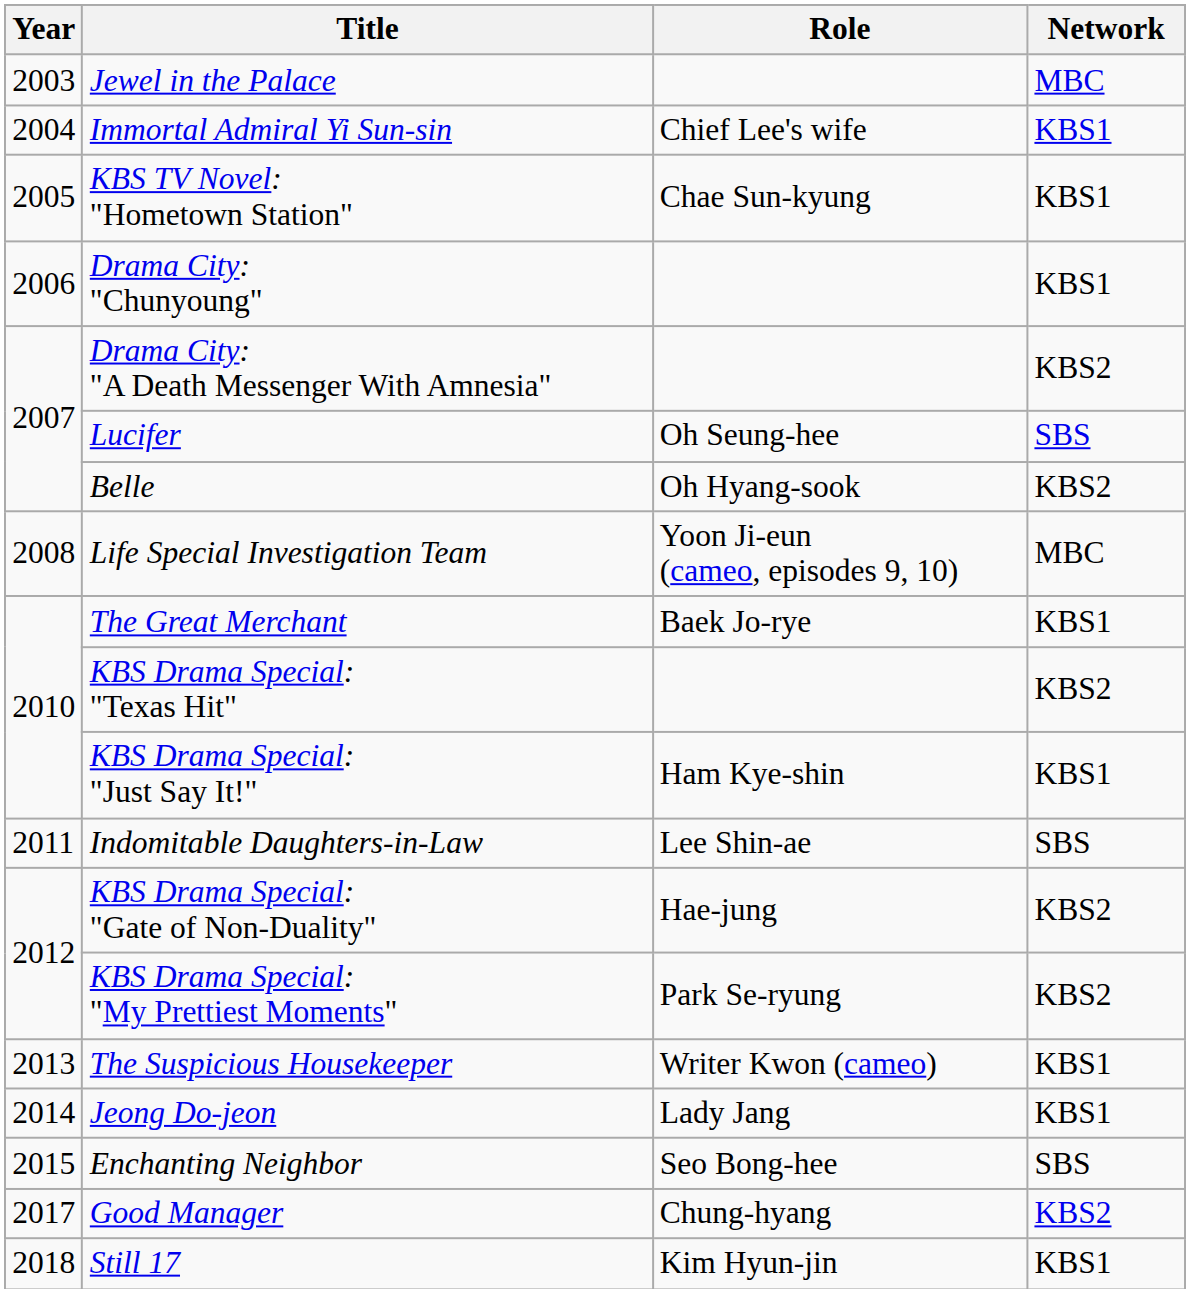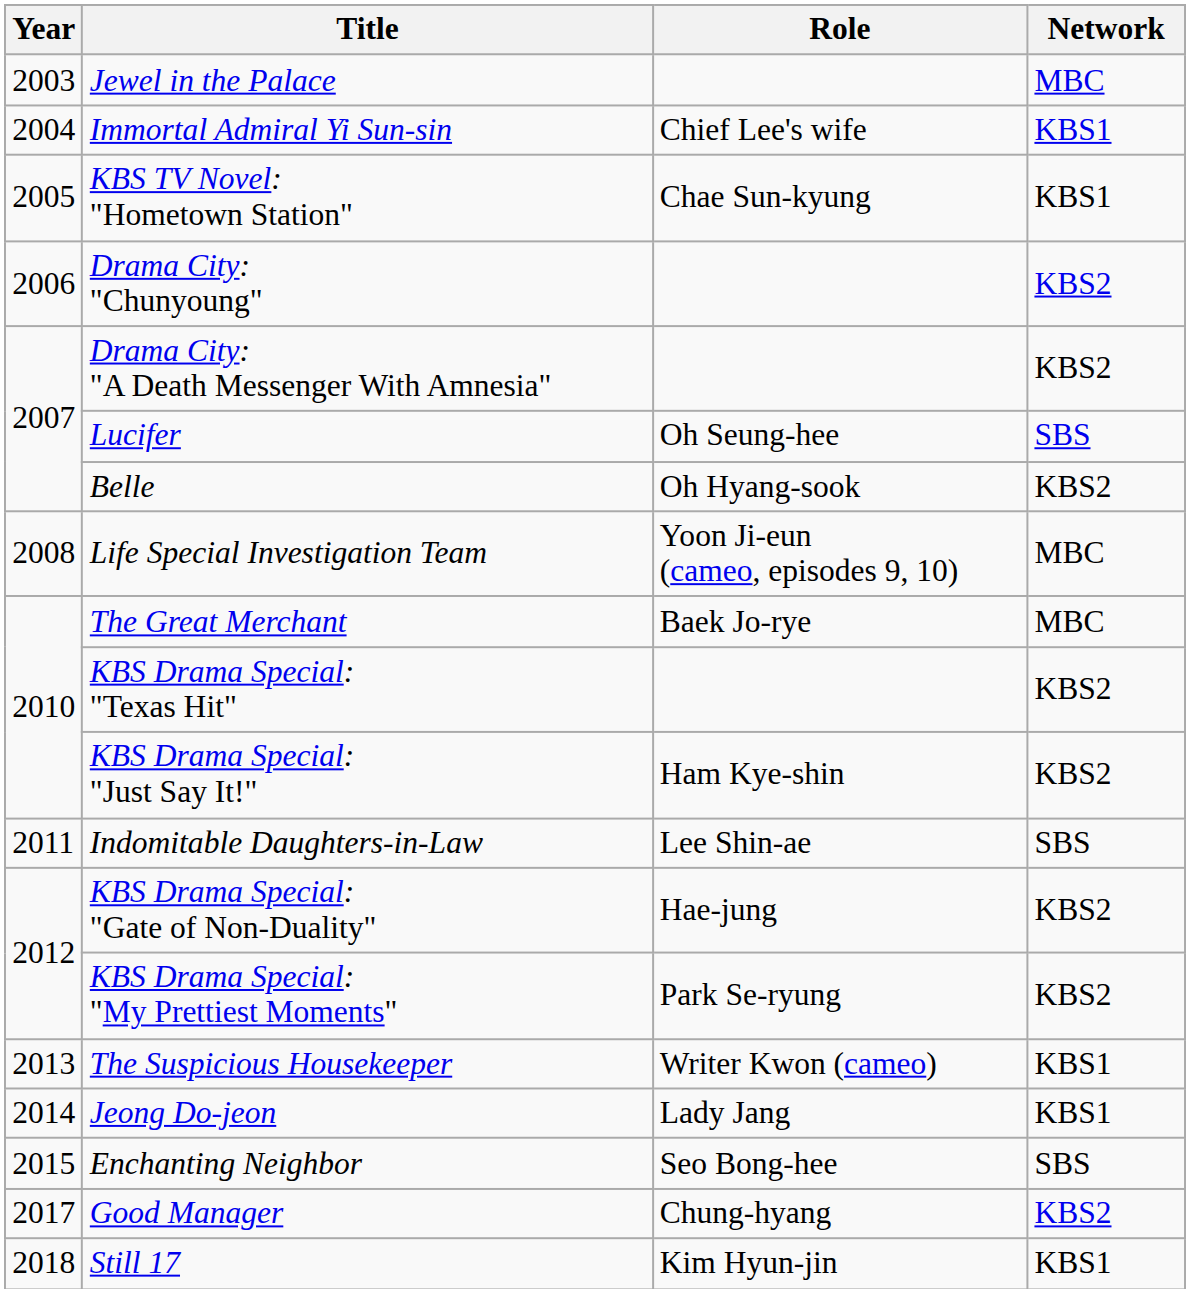(1073, 282) KBS1 -> (1073, 282) KBS2
(1073, 621) KBS1 -> (1069, 621) MBC
(1073, 774) KBS1 -> (1073, 774) KBS2
